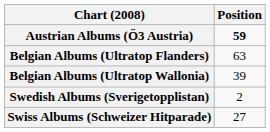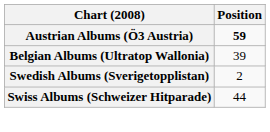- row: (109, 55)
(240, 117) 27 -> (240, 96) 44
